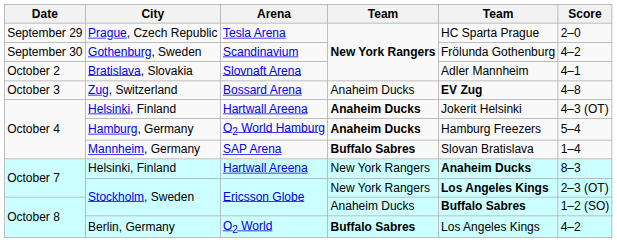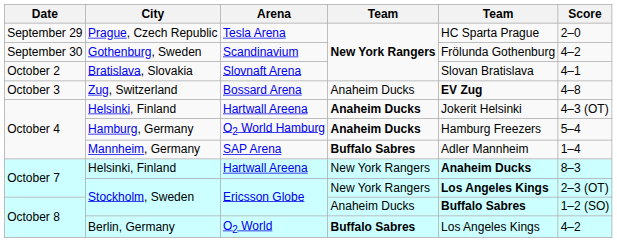(485, 71) Adler Mannheim -> (487, 71) Slovan Bratislava
(487, 149) Slovan Bratislava -> (485, 149) Adler Mannheim
